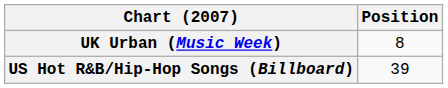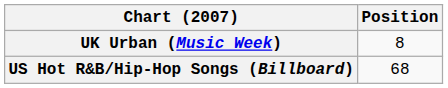(400, 70) 39 -> (400, 70) 68
